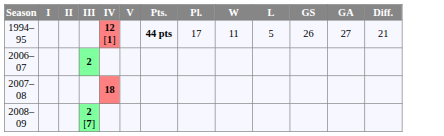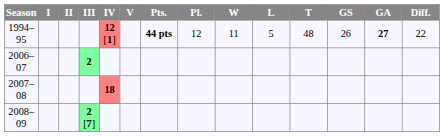+ column: (308, 12)
(196, 34) 17 -> (196, 34) 12
(346, 34) normal -> (383, 34) bold
(383, 34) 21 -> (421, 34) 22
